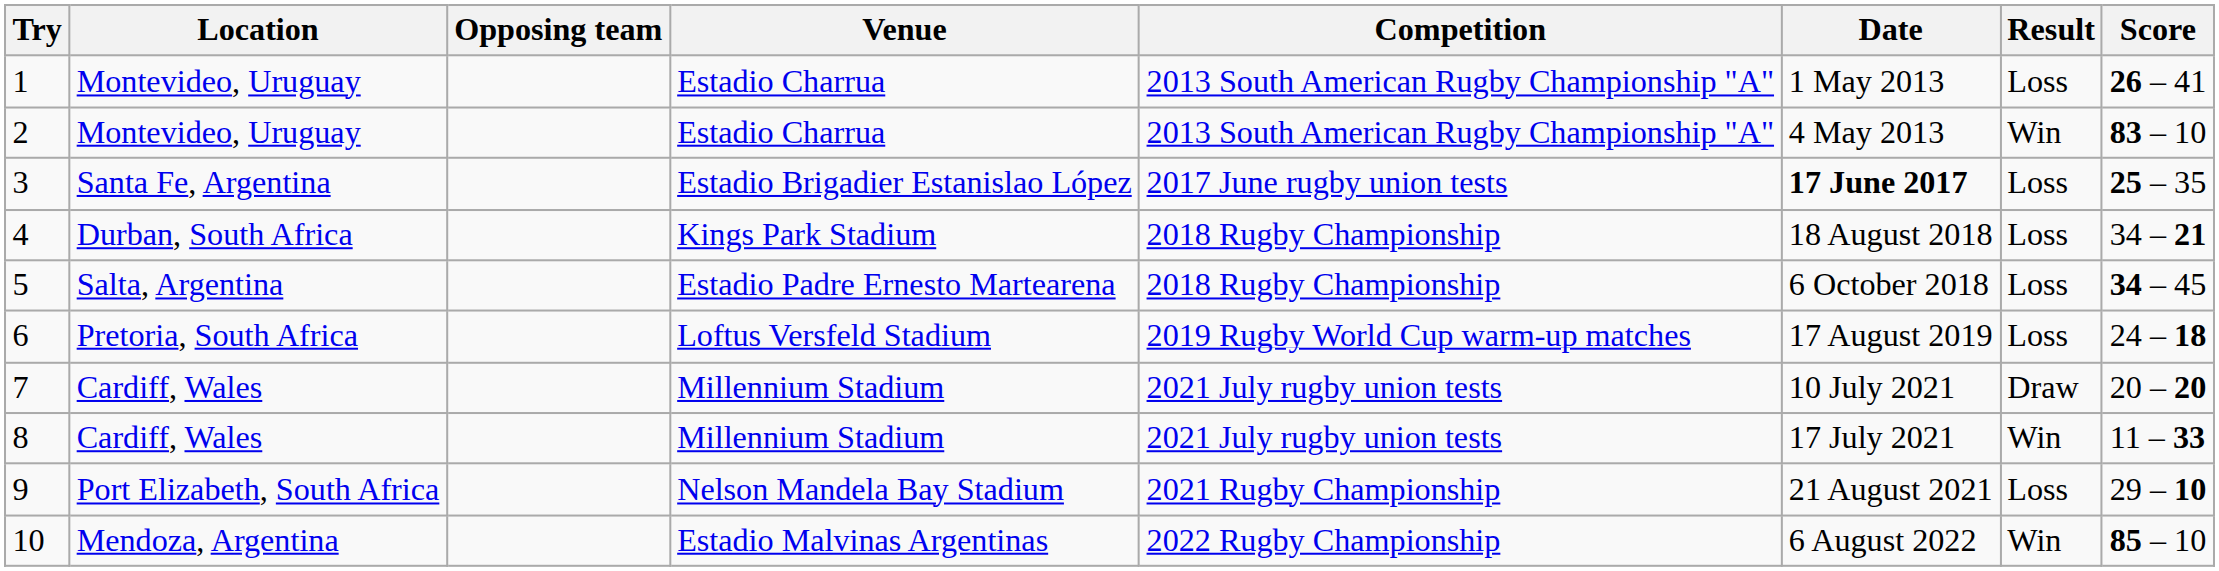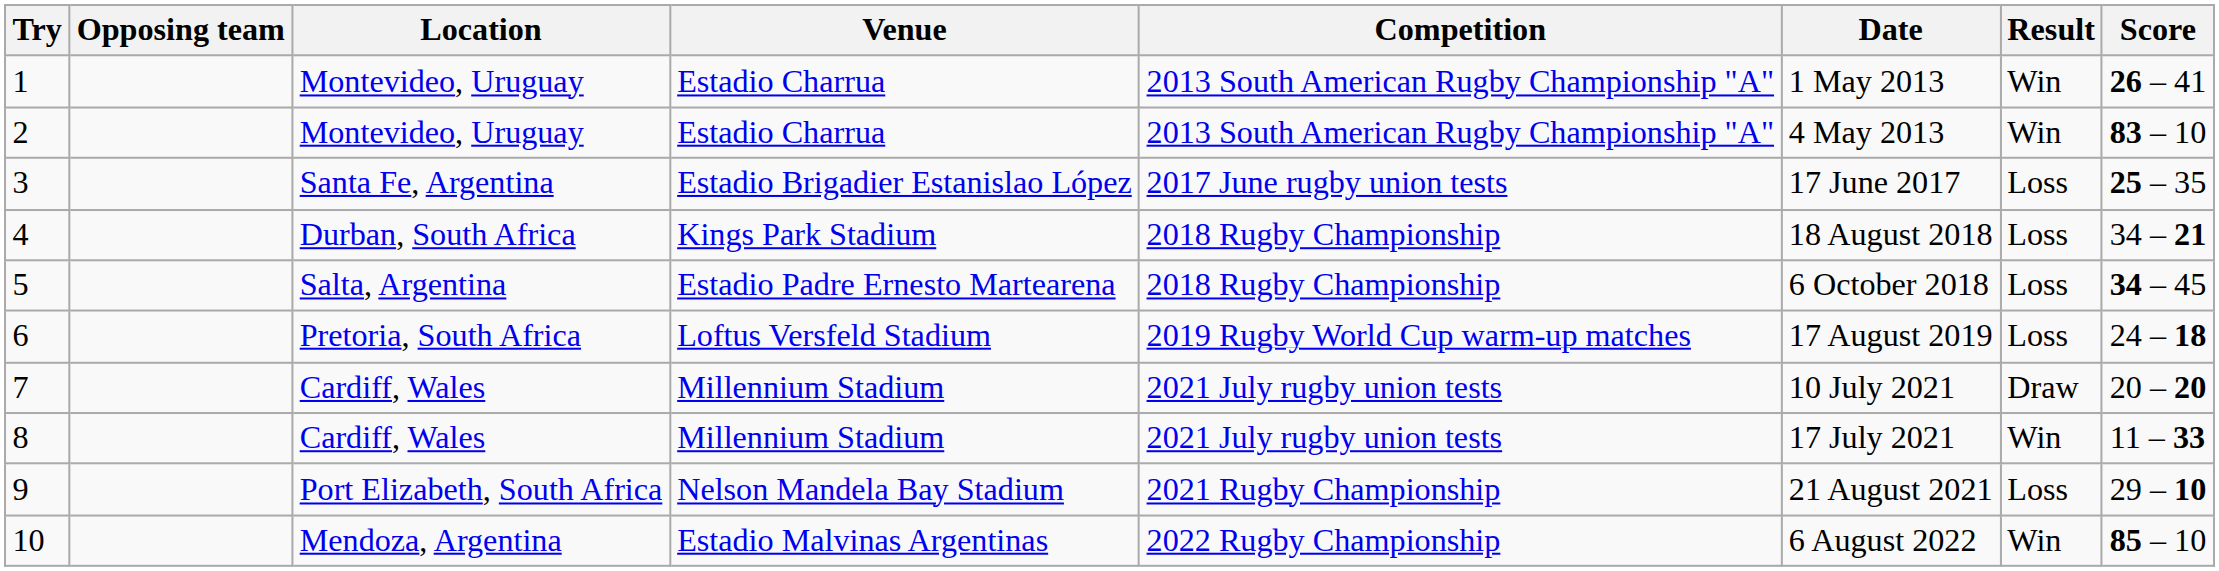columns swapped: (558, 30) <-> (258, 30)
(2038, 81) Loss -> (2034, 81) Win
(1878, 183) bold -> (1875, 183) normal
